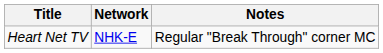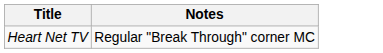- column: (121, 15)
